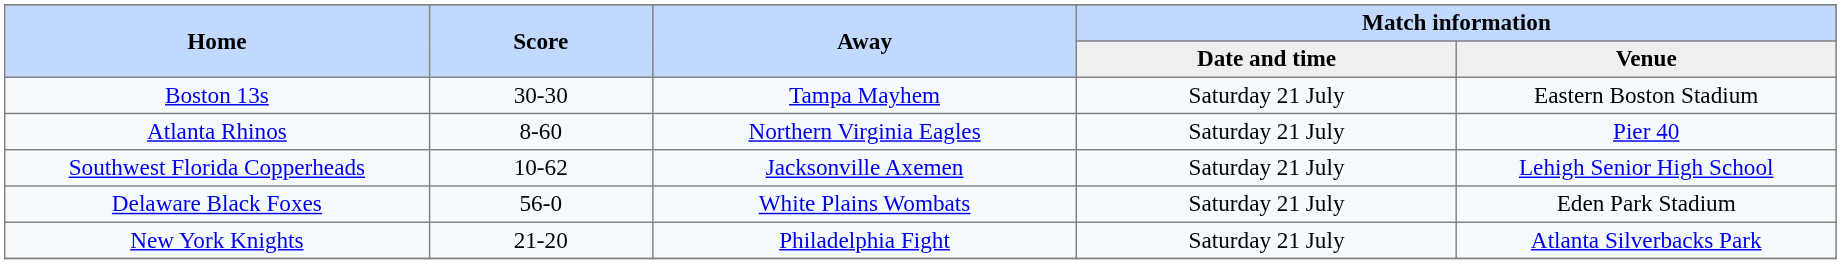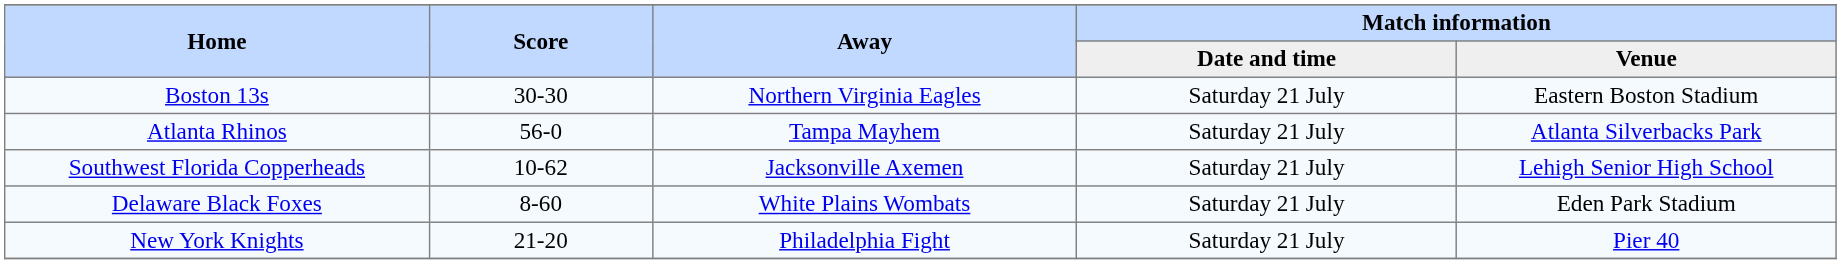(865, 95) Tampa Mayhem -> (865, 95) Northern Virginia Eagles
(541, 131) 8-60 -> (541, 131) 56-0
(865, 131) Northern Virginia Eagles -> (865, 131) Tampa Mayhem
(1646, 131) Pier 40 -> (1646, 131) Atlanta Silverbacks Park
(541, 203) 56-0 -> (541, 203) 8-60
(1646, 240) Atlanta Silverbacks Park -> (1646, 240) Pier 40
